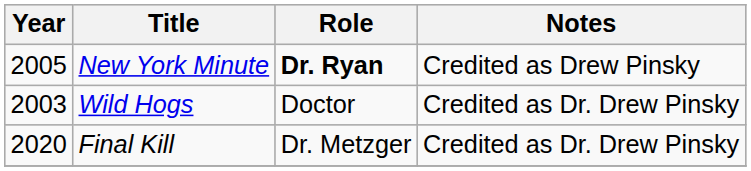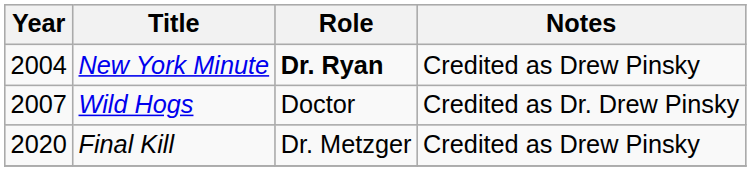(39, 64) 2005 -> (39, 64) 2004
(39, 104) 2003 -> (39, 104) 2007
(581, 144) Credited as Dr. Drew Pinsky -> (561, 144) Credited as Drew Pinsky
